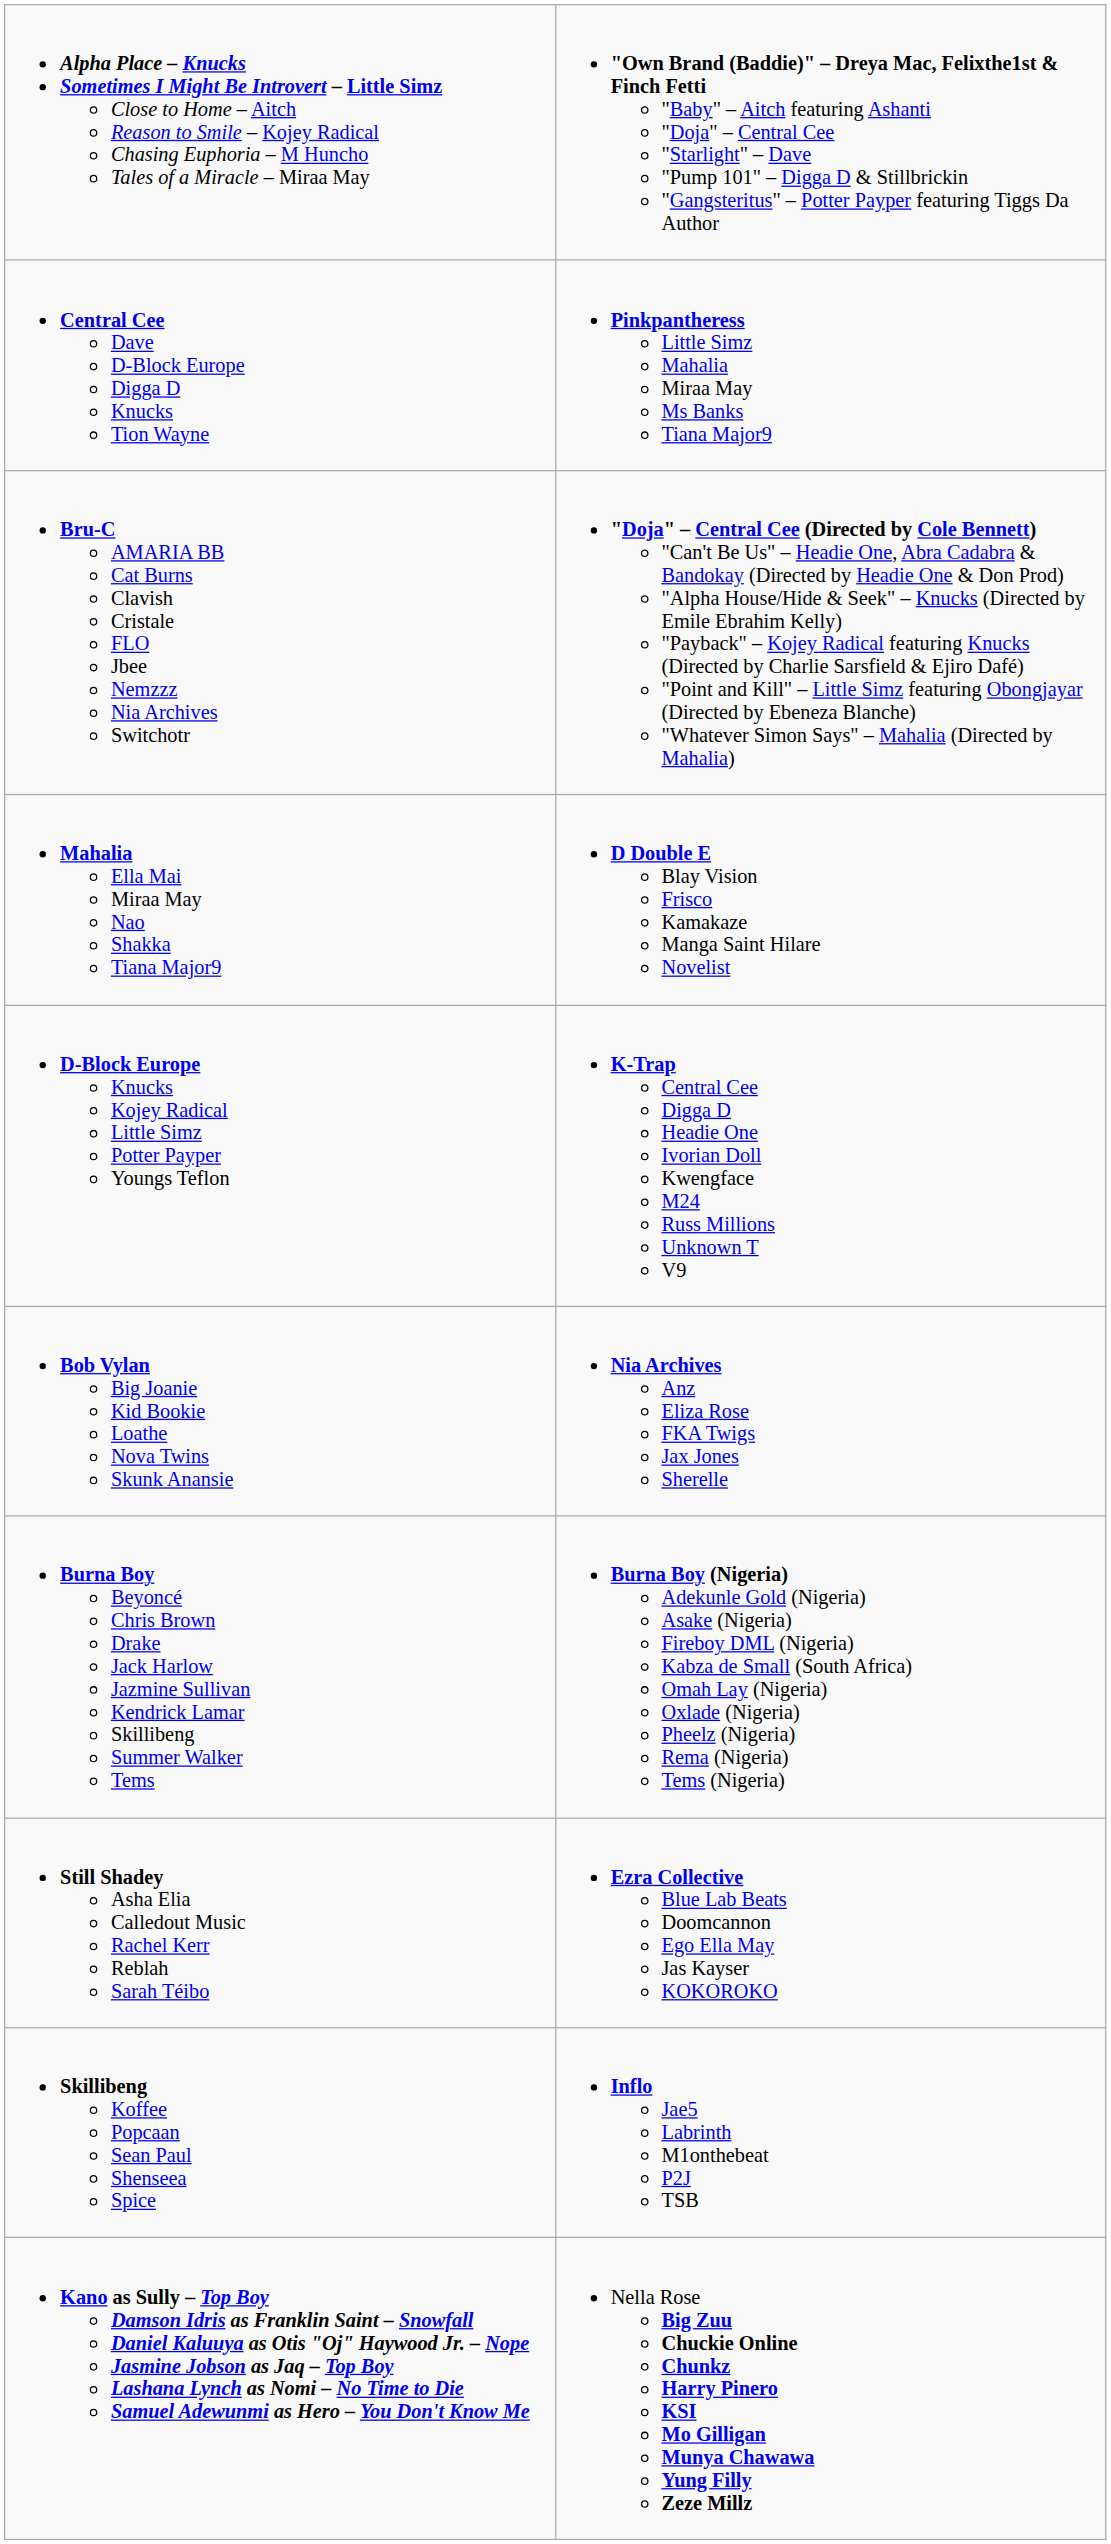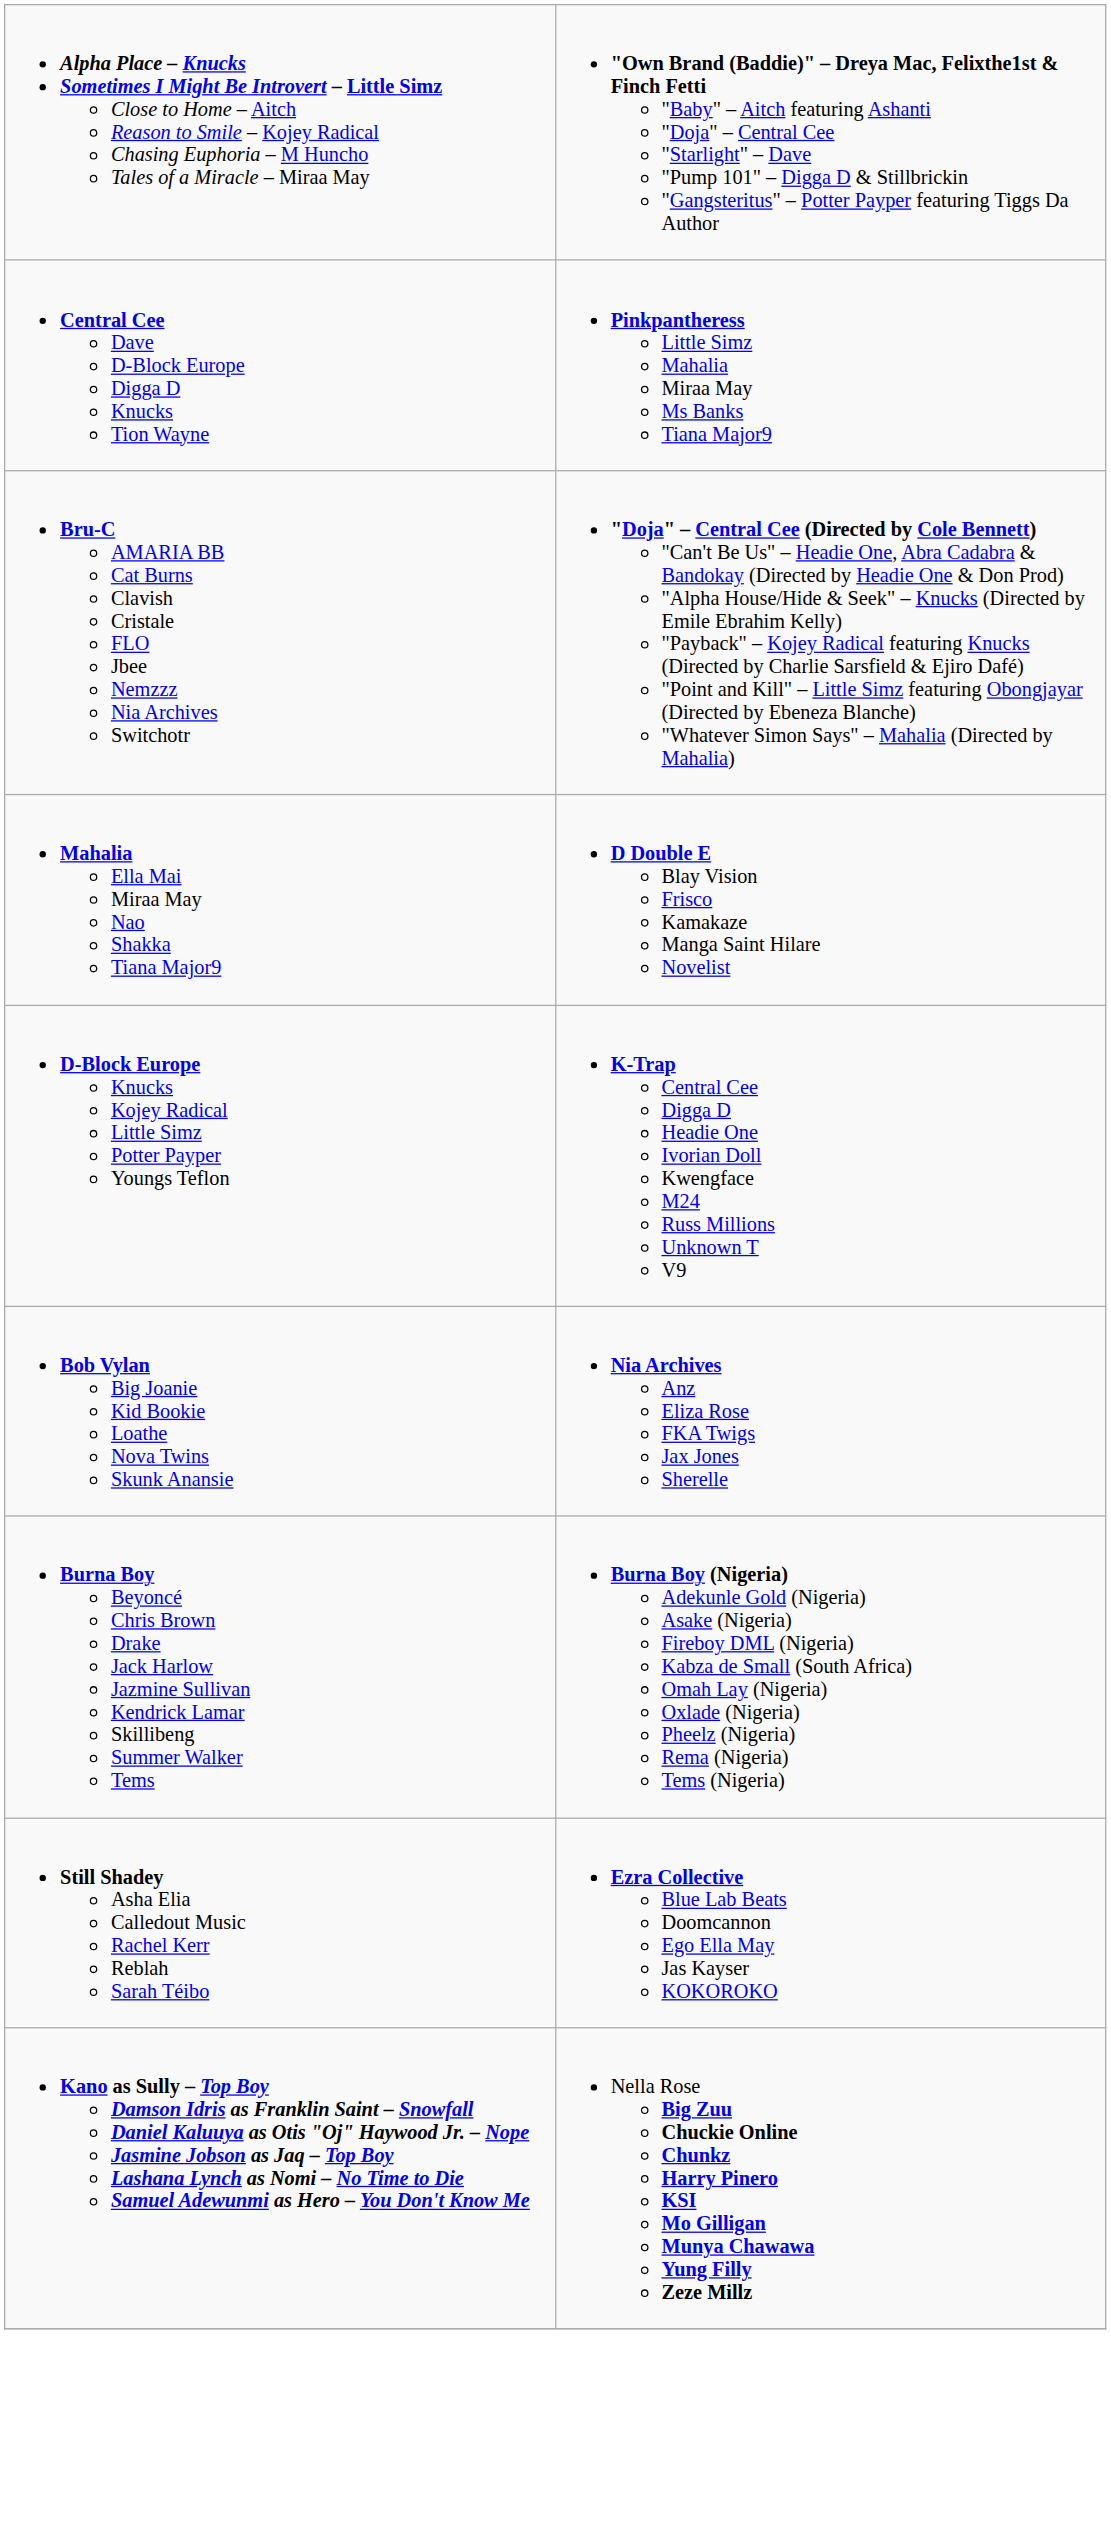- row: (280, 2144)
